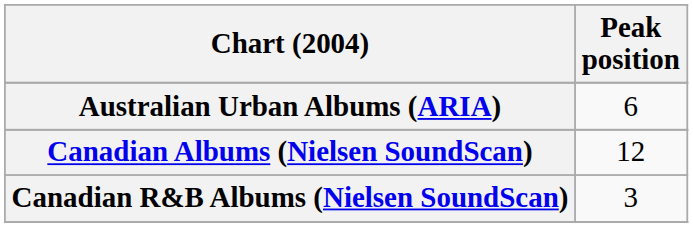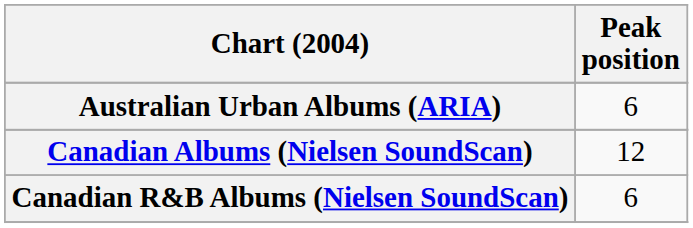(631, 197) 3 -> (631, 197) 6
